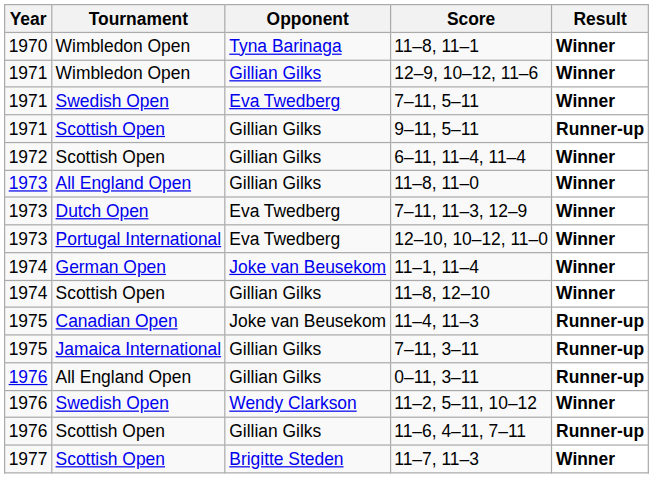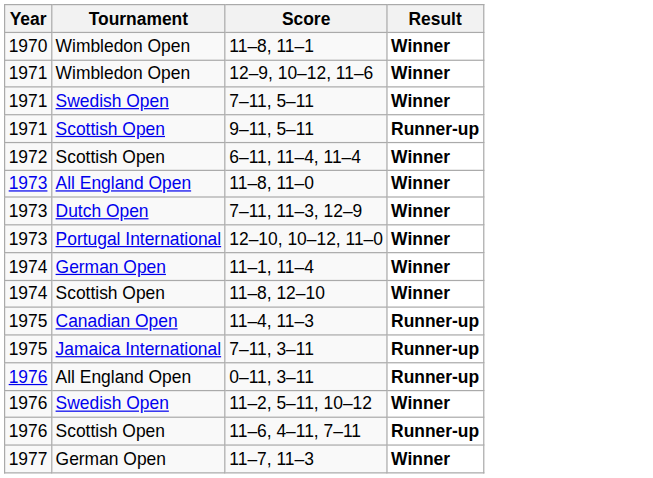- column: (308, 19)
(110, 459) Scottish Open -> (111, 459) German Open
